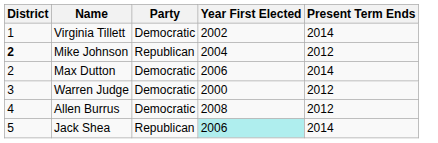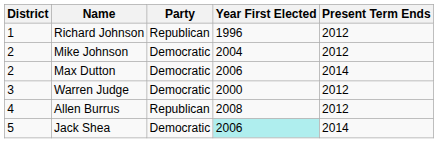+ row: (99, 33)
- row: (90, 33)
(10, 52) bold -> (10, 52) normal
(164, 52) Republican -> (180, 52) Democratic
(165, 109) Democratic -> (180, 109) Republican
(164, 128) Republican -> (180, 128) Democratic
